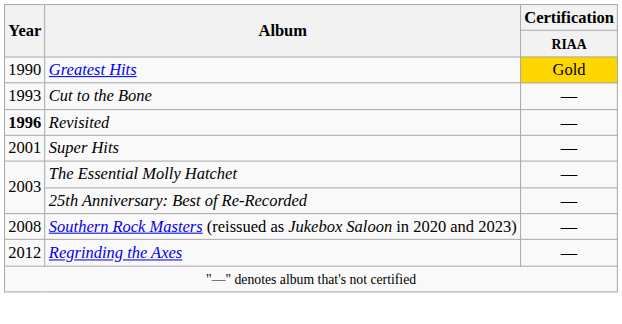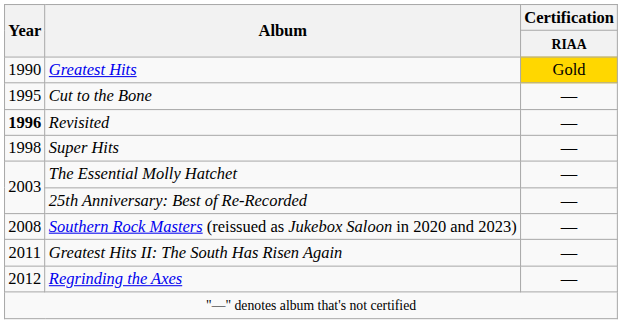(25, 95) 1993 -> (25, 95) 1995
(25, 148) 2001 -> (25, 148) 1998
+ row: (196, 252)
